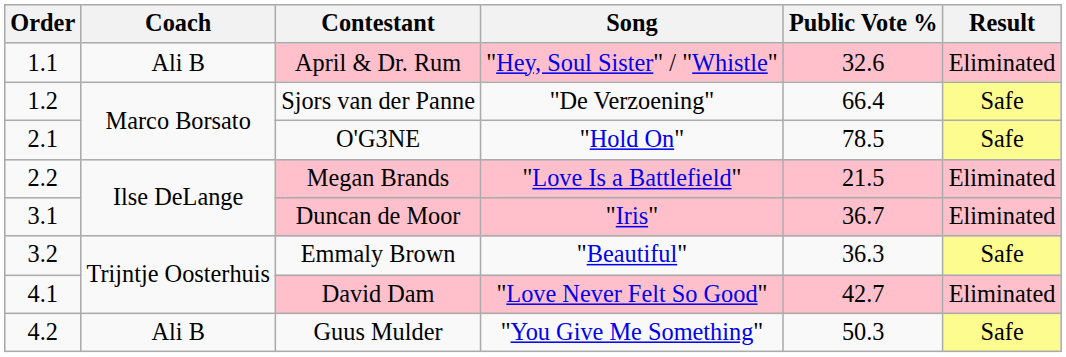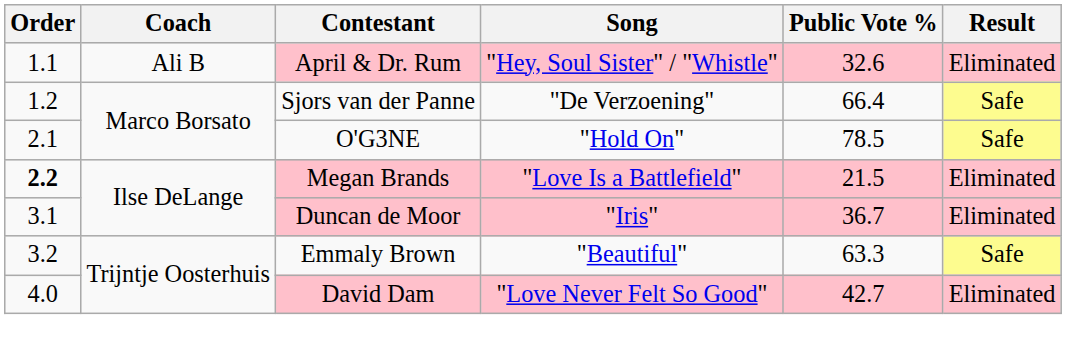(43, 178) normal -> (43, 178) bold
(863, 255) 36.3 -> (863, 255) 63.3
(43, 293) 4.1 -> (43, 293) 4.0
- row: (378, 332)
